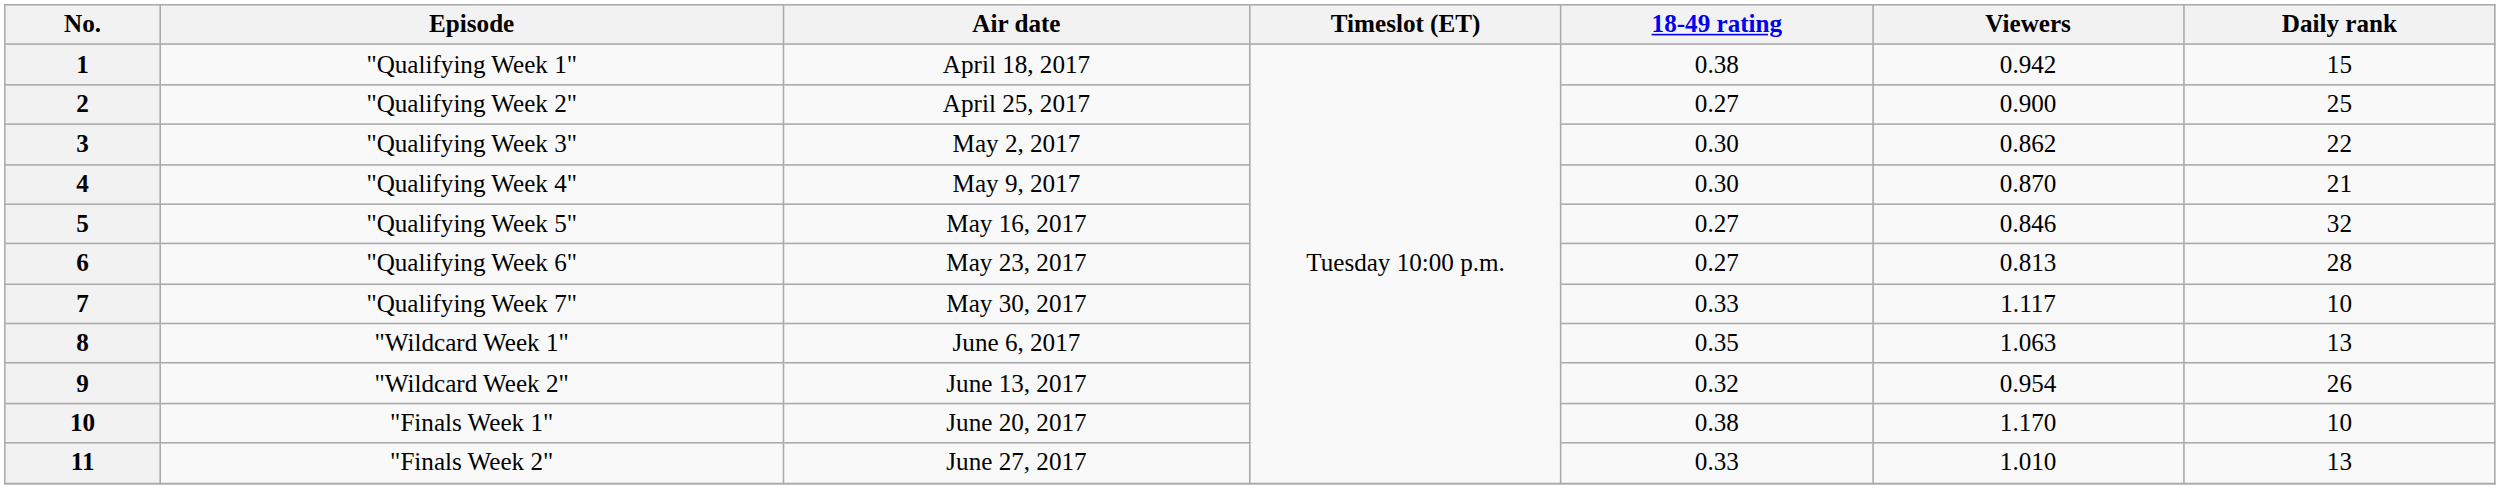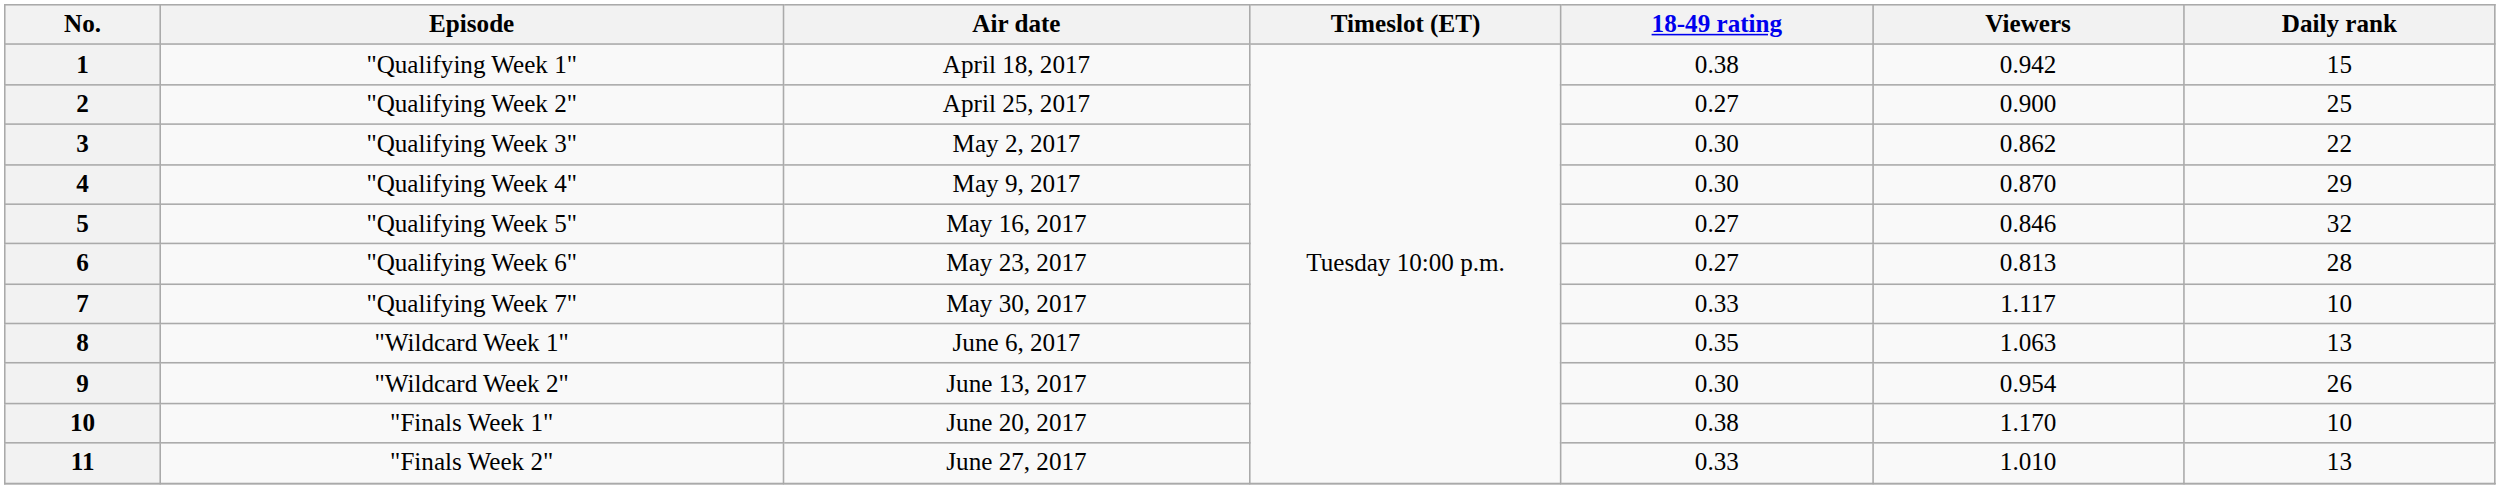(2339, 183) 21 -> (2339, 183) 29
(1717, 382) 0.32 -> (1717, 382) 0.30
